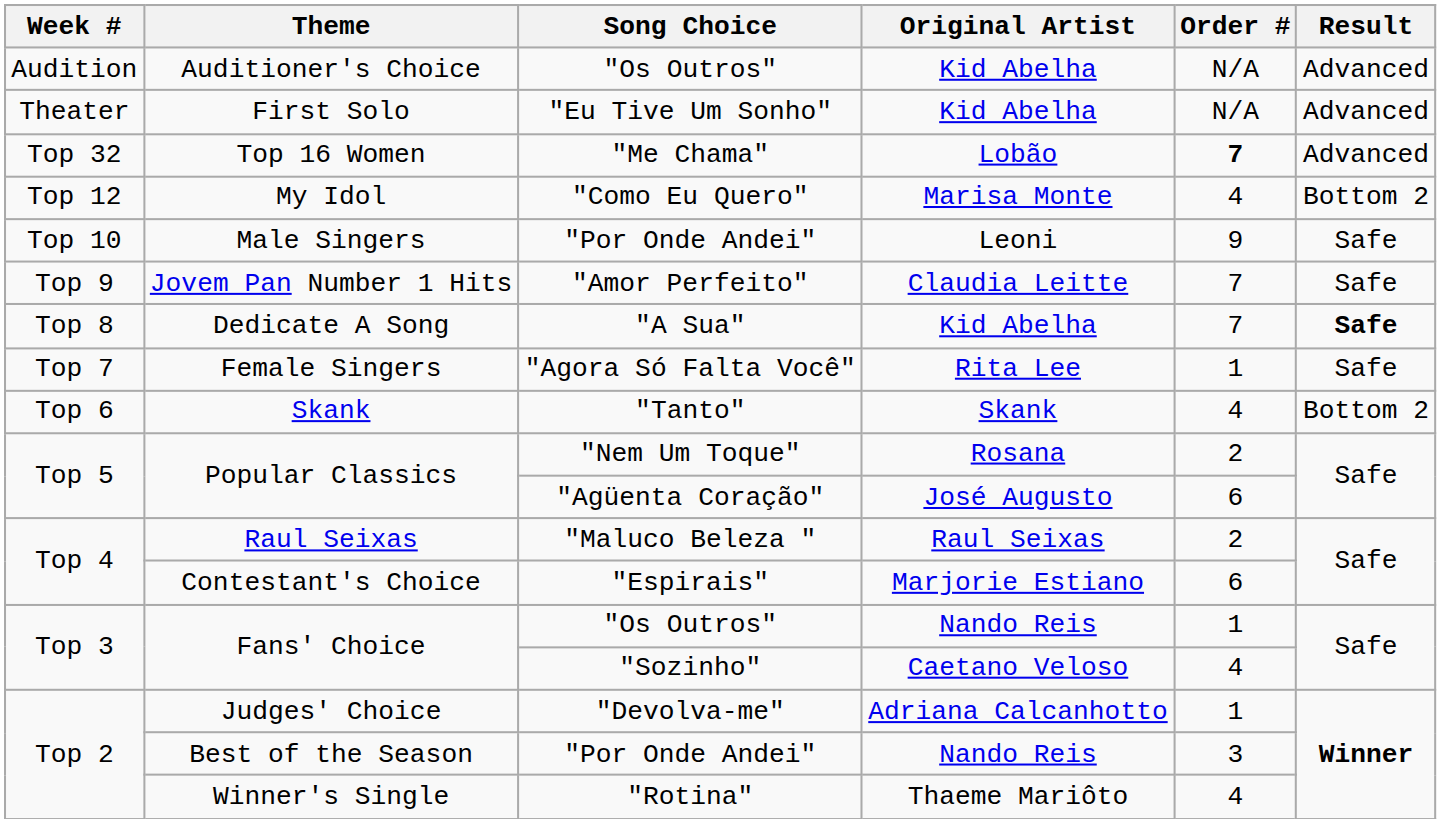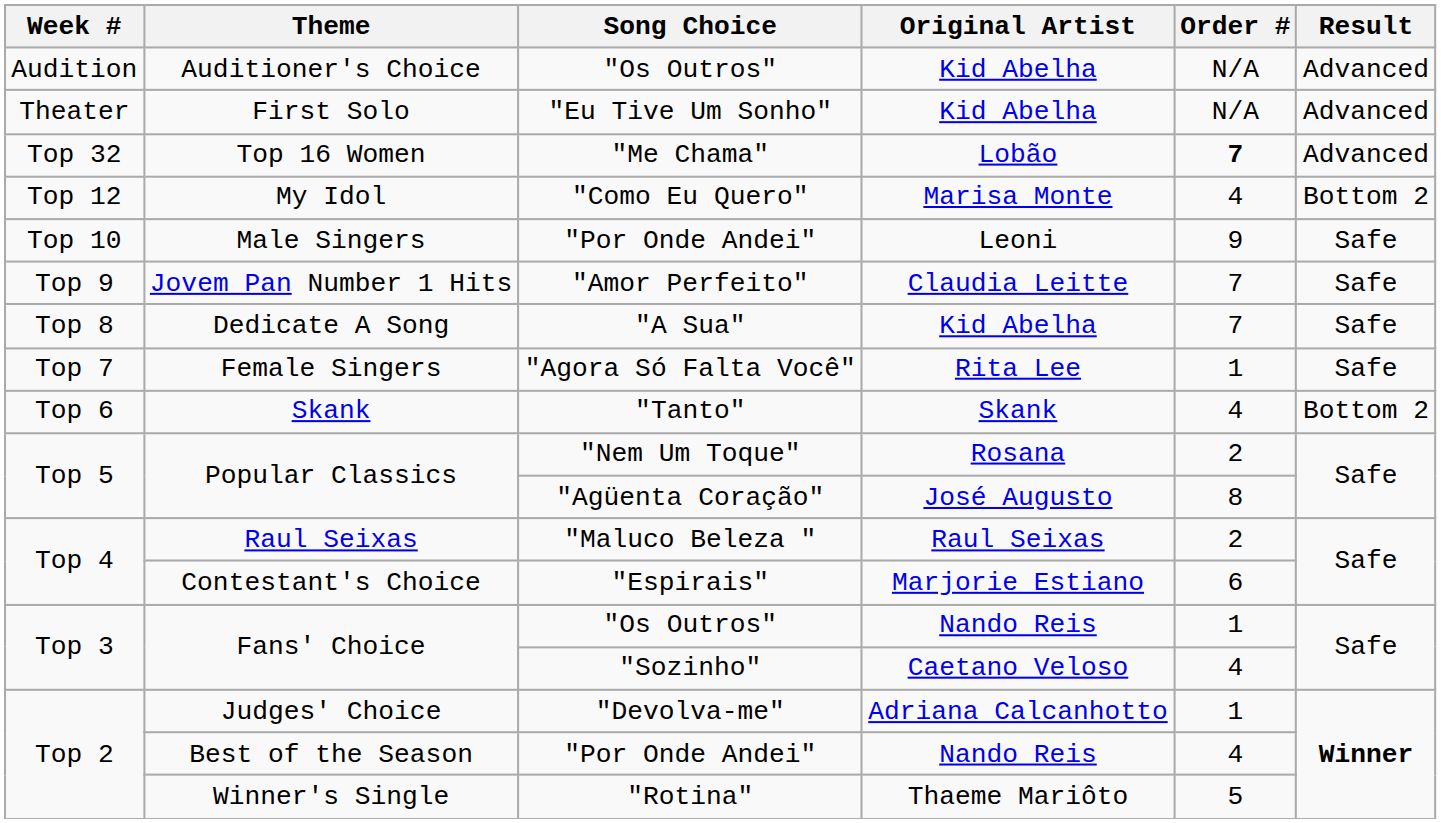(1366, 326) bold -> (1366, 326) normal
(1235, 497) 6 -> (1235, 497) 8
(1235, 754) 3 -> (1235, 754) 4
(1235, 797) 4 -> (1235, 797) 5
